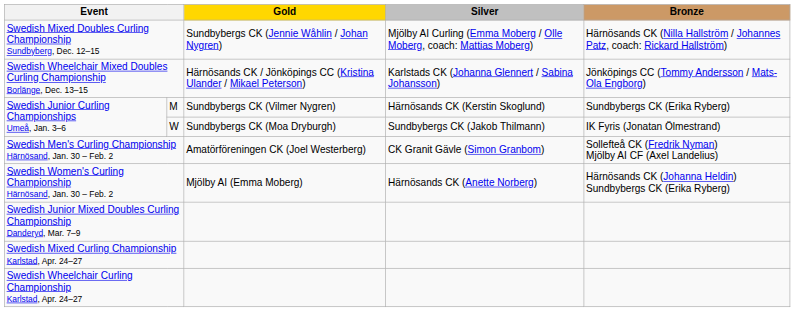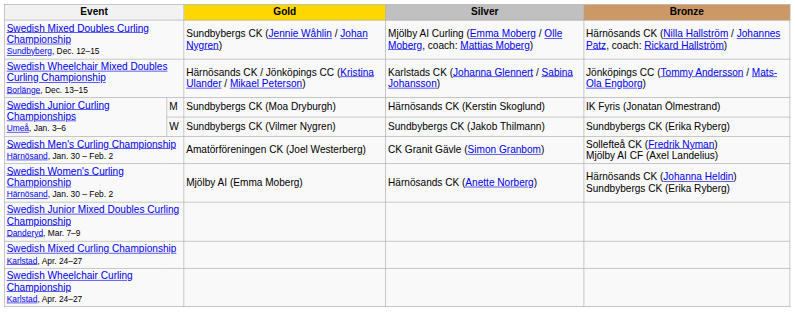(261, 107) Sundbybergs CK (Vilmer Nygren) -> (261, 107) Sundbybergs CK (Moa Dryburgh)
(658, 107) Sundbybergs CK (Erika Ryberg) -> (653, 107) IK Fyris (Jonatan Ölmestrand)
(261, 126) Sundbybergs CK (Moa Dryburgh) -> (261, 126) Sundbybergs CK (Vilmer Nygren)
(653, 126) IK Fyris (Jonatan Ölmestrand) -> (658, 126) Sundbybergs CK (Erika Ryberg)
